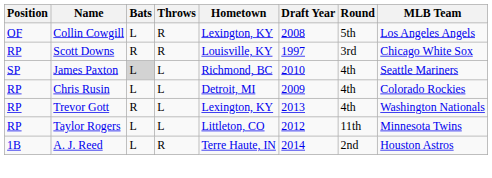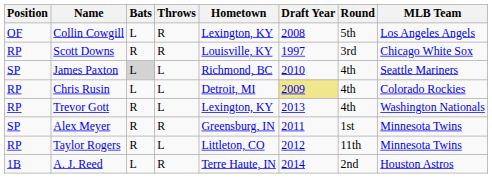(293, 88) no background -> (293, 88) khaki background
+ row: (82, 126)
(133, 126) L -> (133, 145) R
